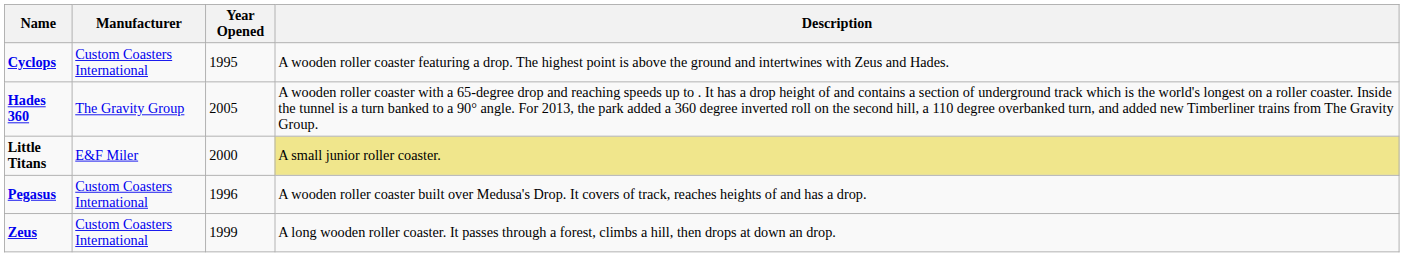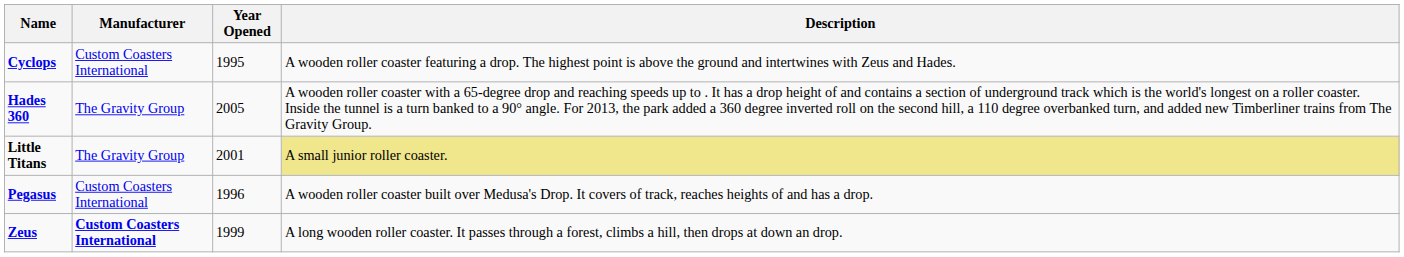(107, 155) E&F Miler -> (130, 155) The Gravity Group
(223, 155) 2000 -> (230, 155) 2001
(124, 232) normal -> (127, 232) bold
